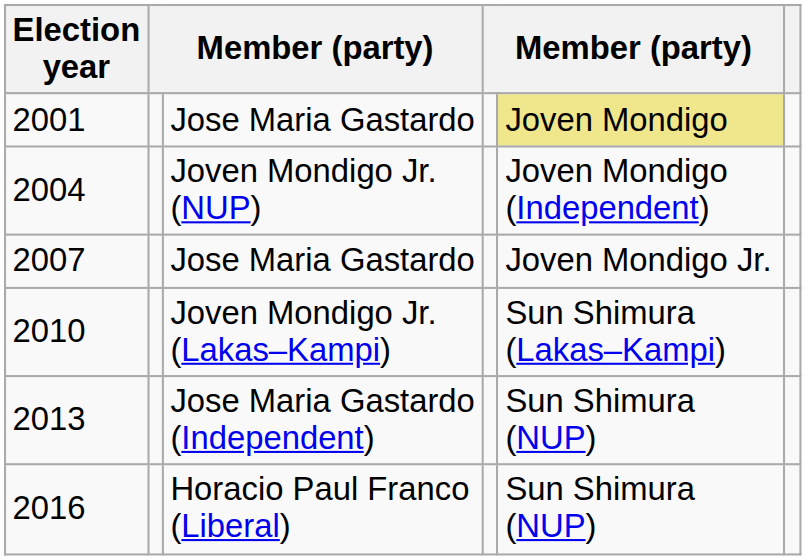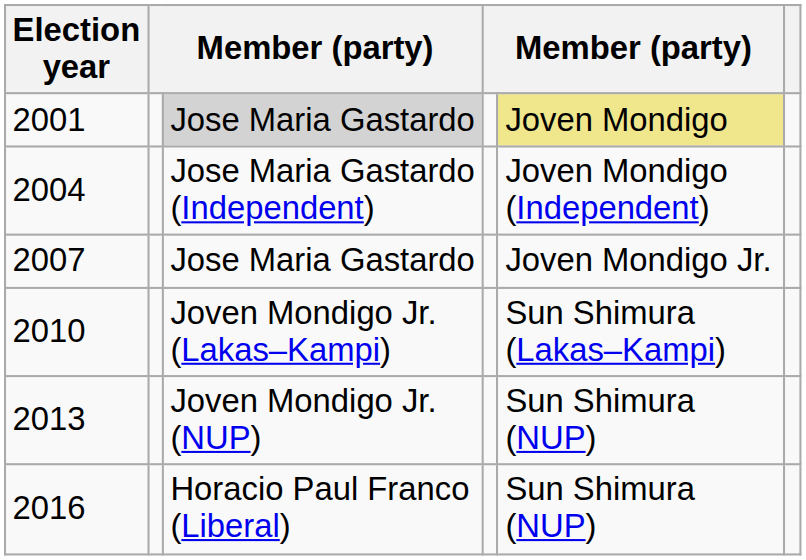(323, 119) no background -> (323, 119) lightgrey background
(304, 189) Joven Mondigo Jr. (NUP) -> (323, 189) Jose Maria Gastardo (Independent)
(323, 419) Jose Maria Gastardo (Independent) -> (304, 419) Joven Mondigo Jr. (NUP)
